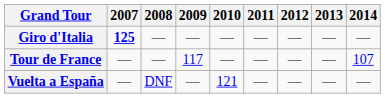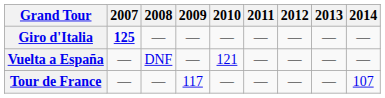rows swapped: (56, 59) <-> (56, 81)
